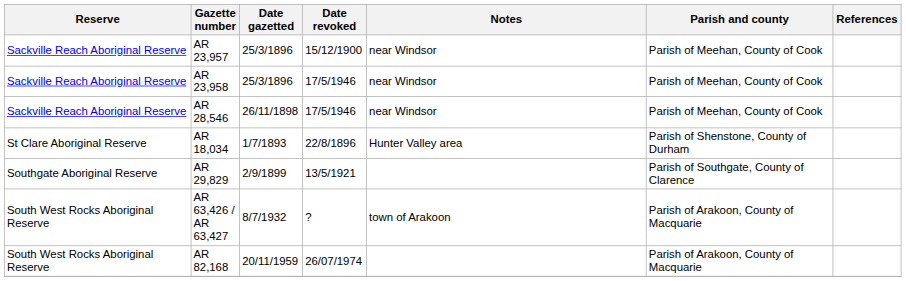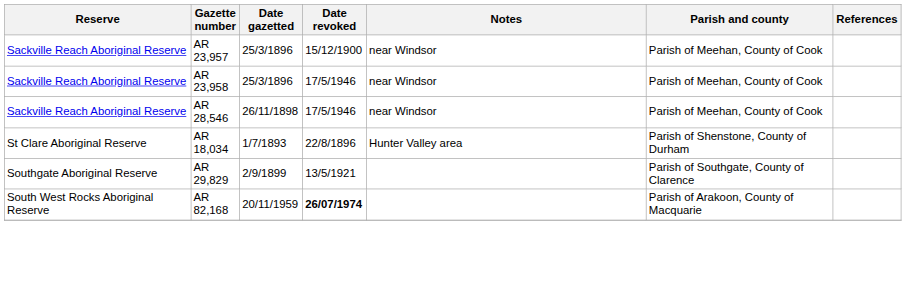- row: (214, 217)
(334, 261) normal -> (334, 204) bold
